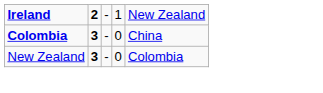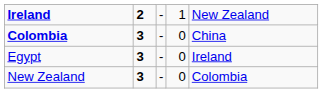+ row: (24, 56)
